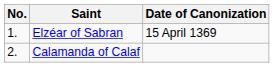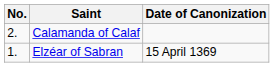rows swapped: (78, 33) <-> (86, 52)
